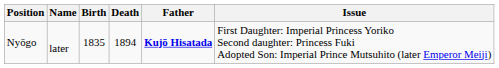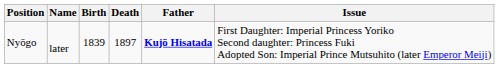(94, 42) 1835 -> (94, 42) 1839
(125, 42) 1894 -> (125, 42) 1897
